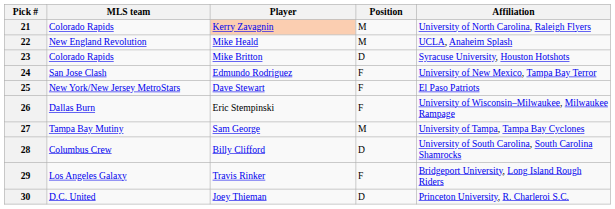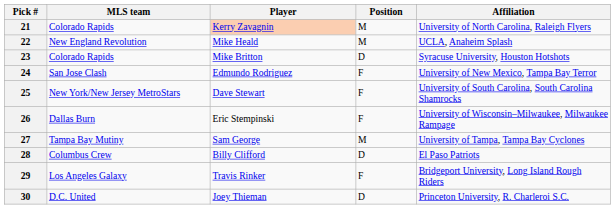(449, 88) El Paso Patriots -> (506, 93) University of South Carolina, South Carolina Shamrocks
(506, 150) University of South Carolina, South Carolina Shamrocks -> (449, 155) El Paso Patriots
